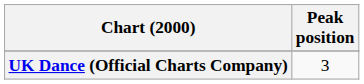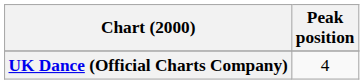(325, 65) 3 -> (325, 65) 4
